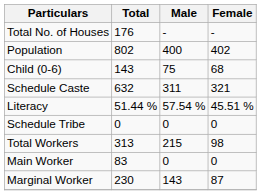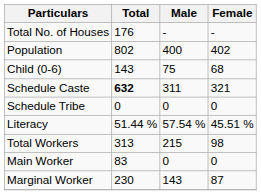(124, 87) normal -> (124, 87) bold
rows swapped: (46, 124) <-> (28, 106)
